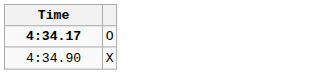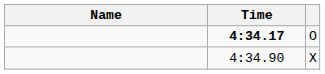+ column: (106, 15)
